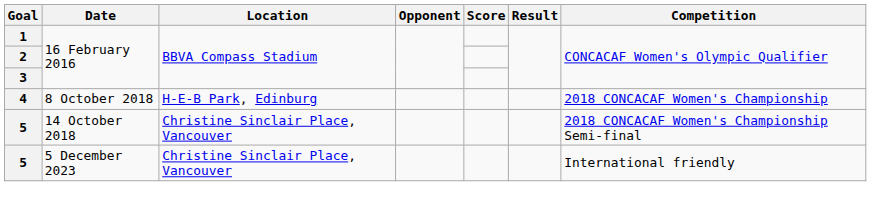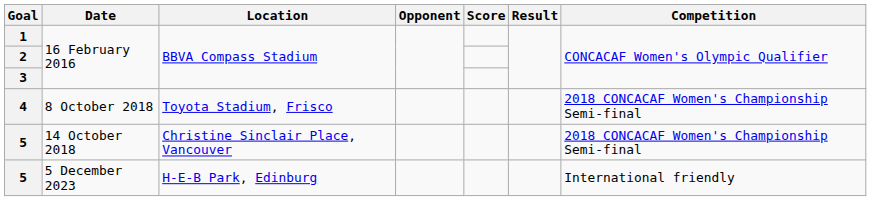(240, 99) H-E-B Park, Edinburg -> (247, 106) Toyota Stadium, Frisco
(696, 99) 2018 CONCACAF Women's Championship -> (696, 106) 2018 CONCACAF Women's Championship Semi-final
(259, 163) Christine Sinclair Place, Vancouver -> (240, 178) H-E-B Park, Edinburg
